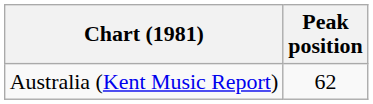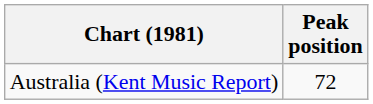(325, 81) 62 -> (325, 81) 72
